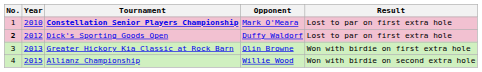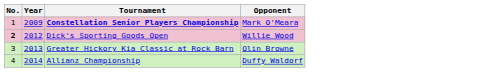- column: (391, 11)
(33, 23) 2010 -> (33, 23) 2009
(273, 36) Duffy Waldorf -> (268, 36) Willie Wood
(33, 61) 2015 -> (33, 61) 2014
(268, 61) Willie Wood -> (273, 61) Duffy Waldorf
